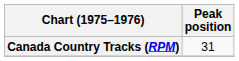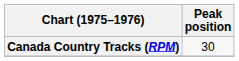(208, 46) 31 -> (208, 46) 30
